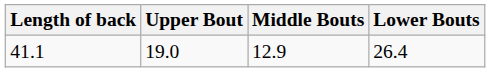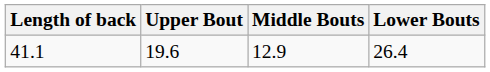(162, 50) 19.0 -> (162, 50) 19.6
